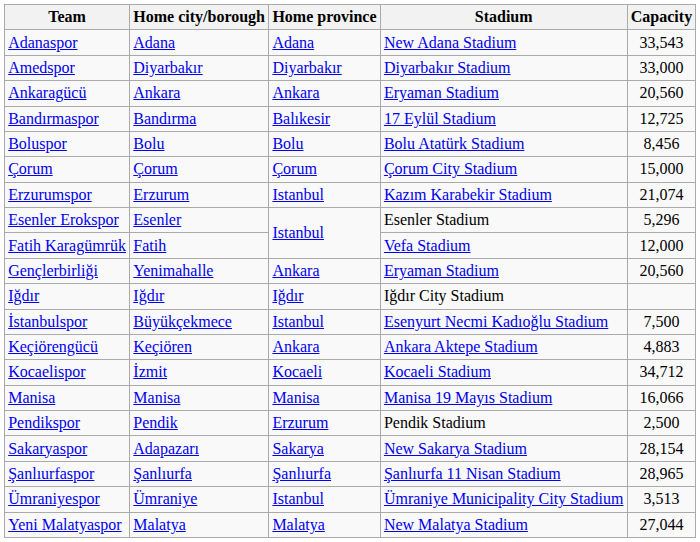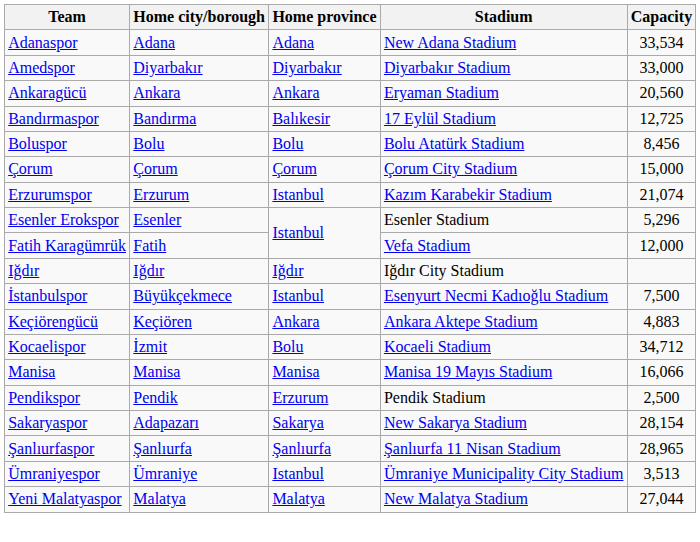(661, 42) 33,543 -> (661, 42) 33,534
- row: (53, 270)
(297, 372) Kocaeli -> (288, 347) Bolu
